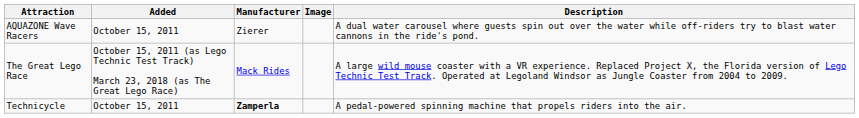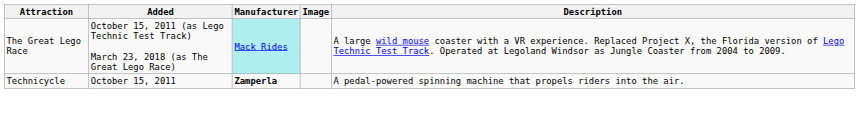- row: (41, 31)
(263, 71) no background -> (261, 46) paleturquoise background
